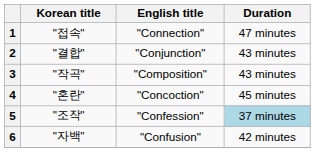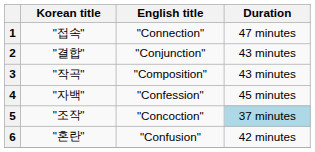(69, 95) "혼란" -> (69, 95) "자백"
(170, 95) "Concoction" -> (170, 95) "Confession"
(170, 116) "Confession" -> (170, 116) "Concoction"
(69, 136) "자백" -> (69, 136) "혼란"
